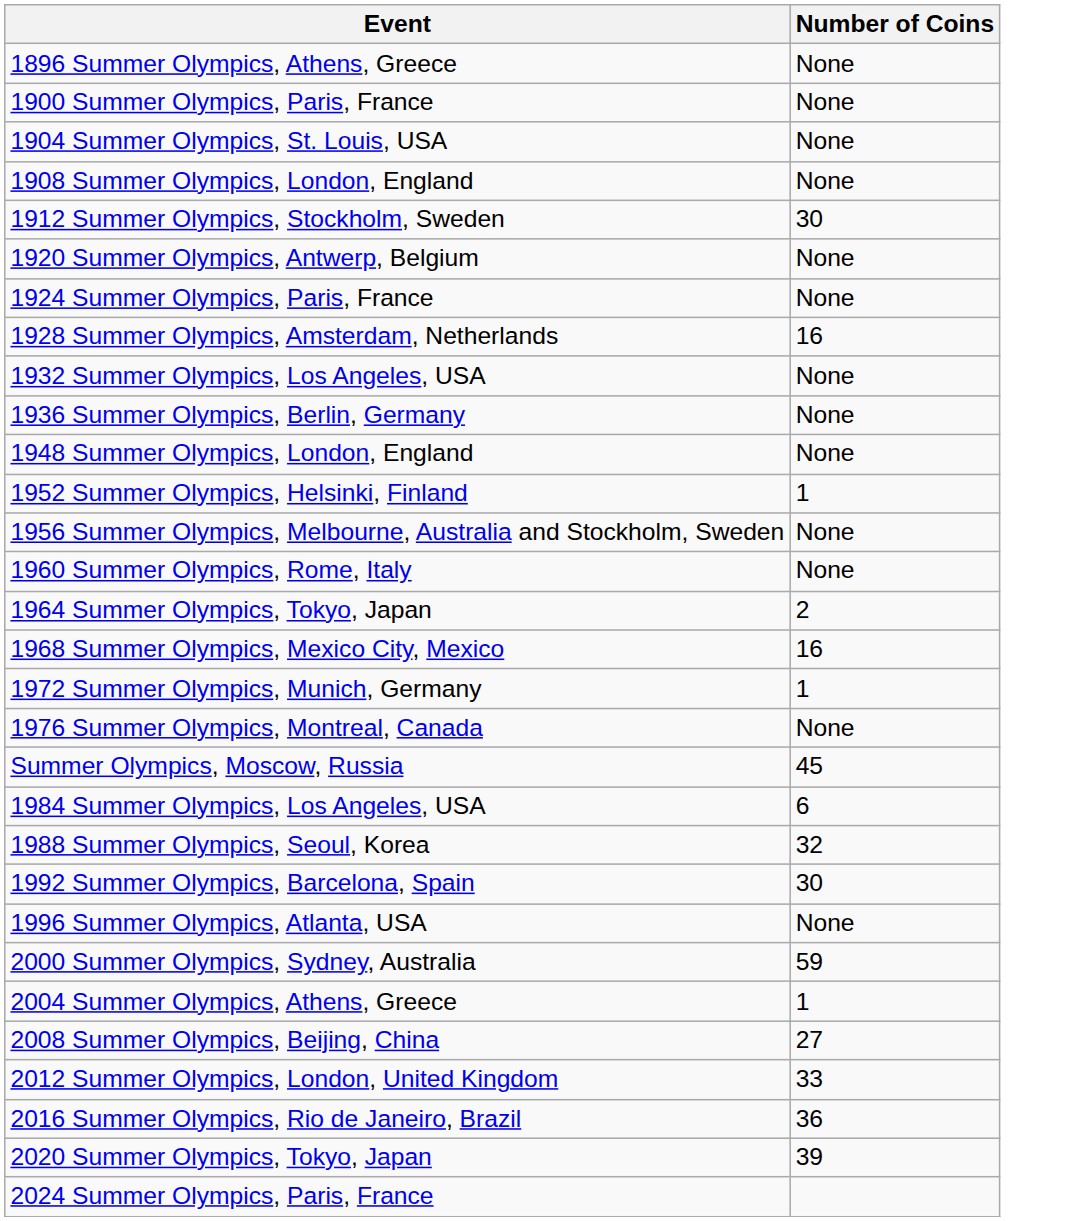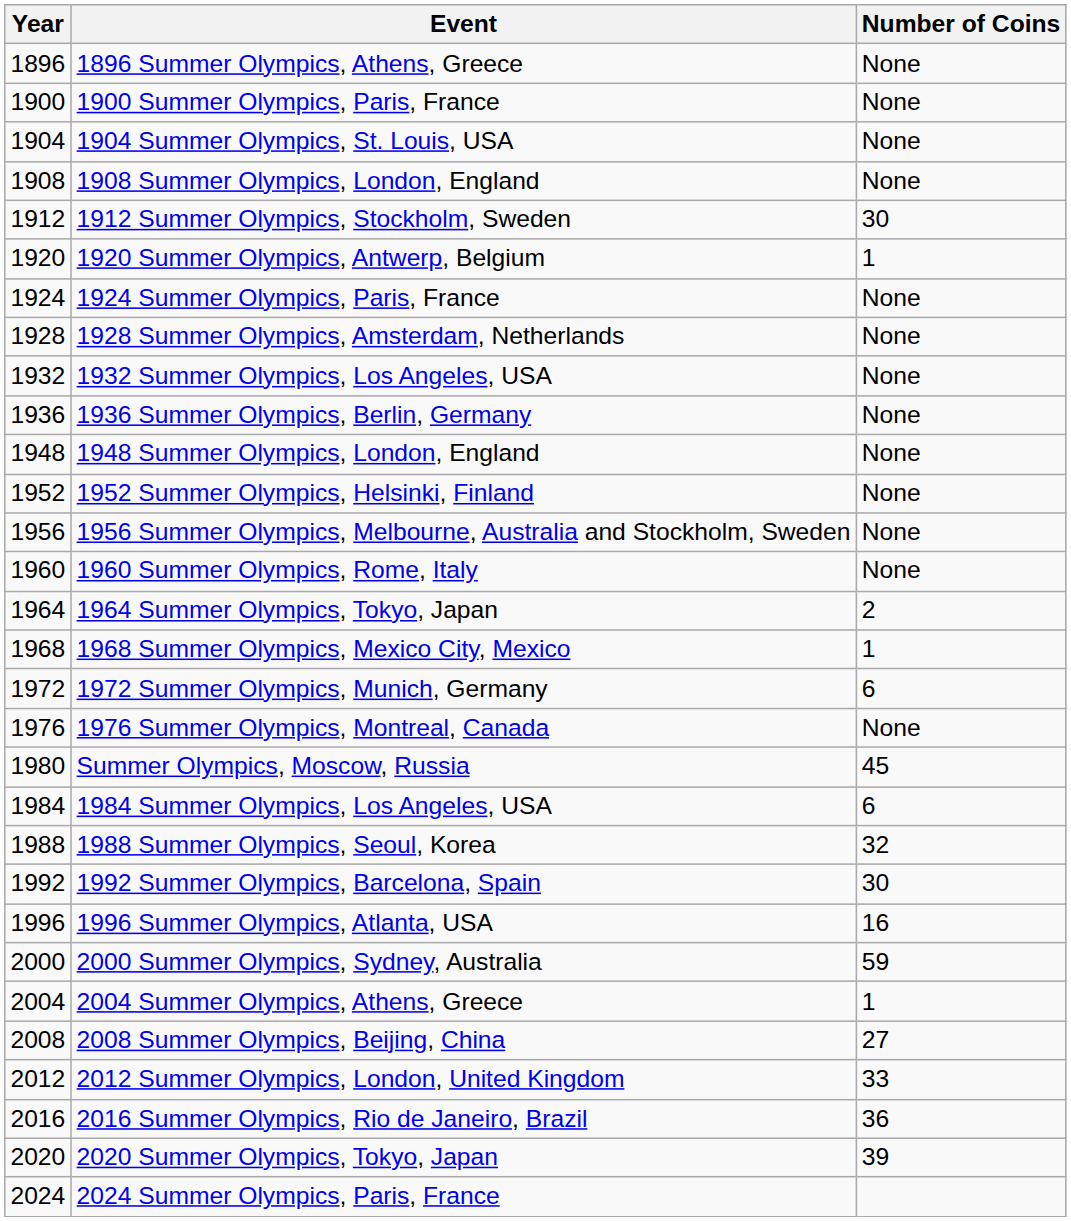+ column: (38, 24)
(825, 258) None -> (869, 258) 1
(809, 336) 16 -> (891, 336) None
(802, 492) 1 -> (891, 492) None
(809, 649) 16 -> (869, 649) 1
(802, 688) 1 -> (869, 688) 6
(825, 922) None -> (876, 922) 16
